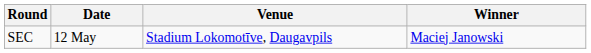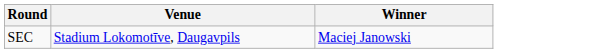- column: (97, 15)
